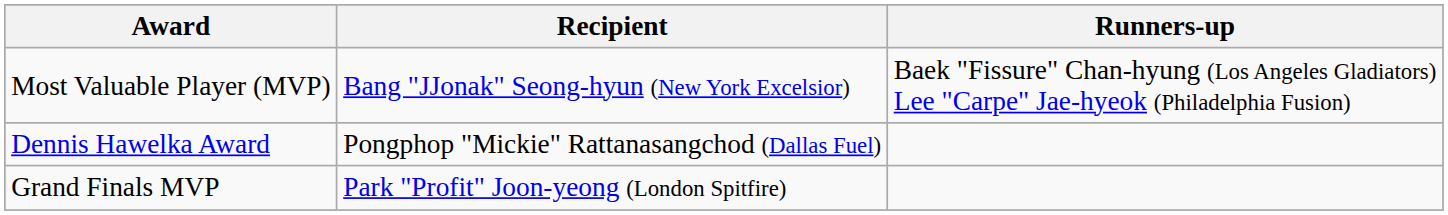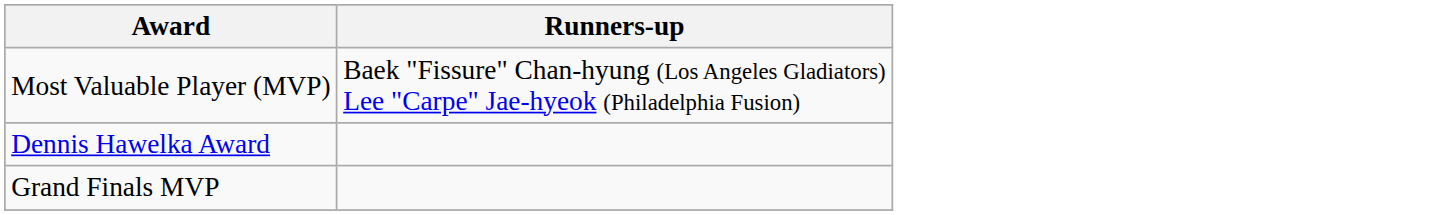- column: (612, 26)
